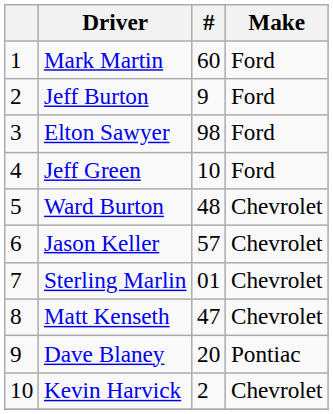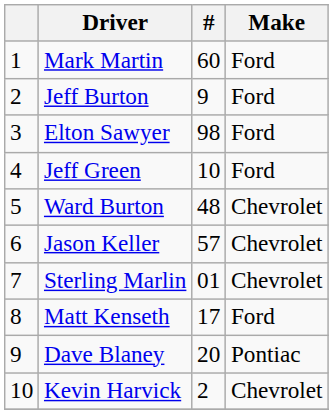(209, 317) 47 -> (209, 317) 17
(277, 317) Chevrolet -> (253, 317) Ford
